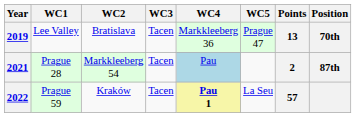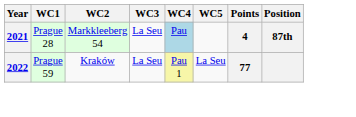- row: (18, 37)
(161, 67) Tacen -> (147, 37) La Seu
(292, 67) 2 -> (245, 37) 4
(161, 97) Tacen -> (147, 67) La Seu
(208, 97) bold -> (179, 67) normal
(292, 97) 57 -> (245, 67) 77
